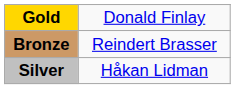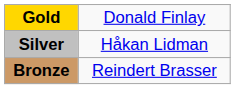rows swapped: (41, 70) <-> (41, 44)
